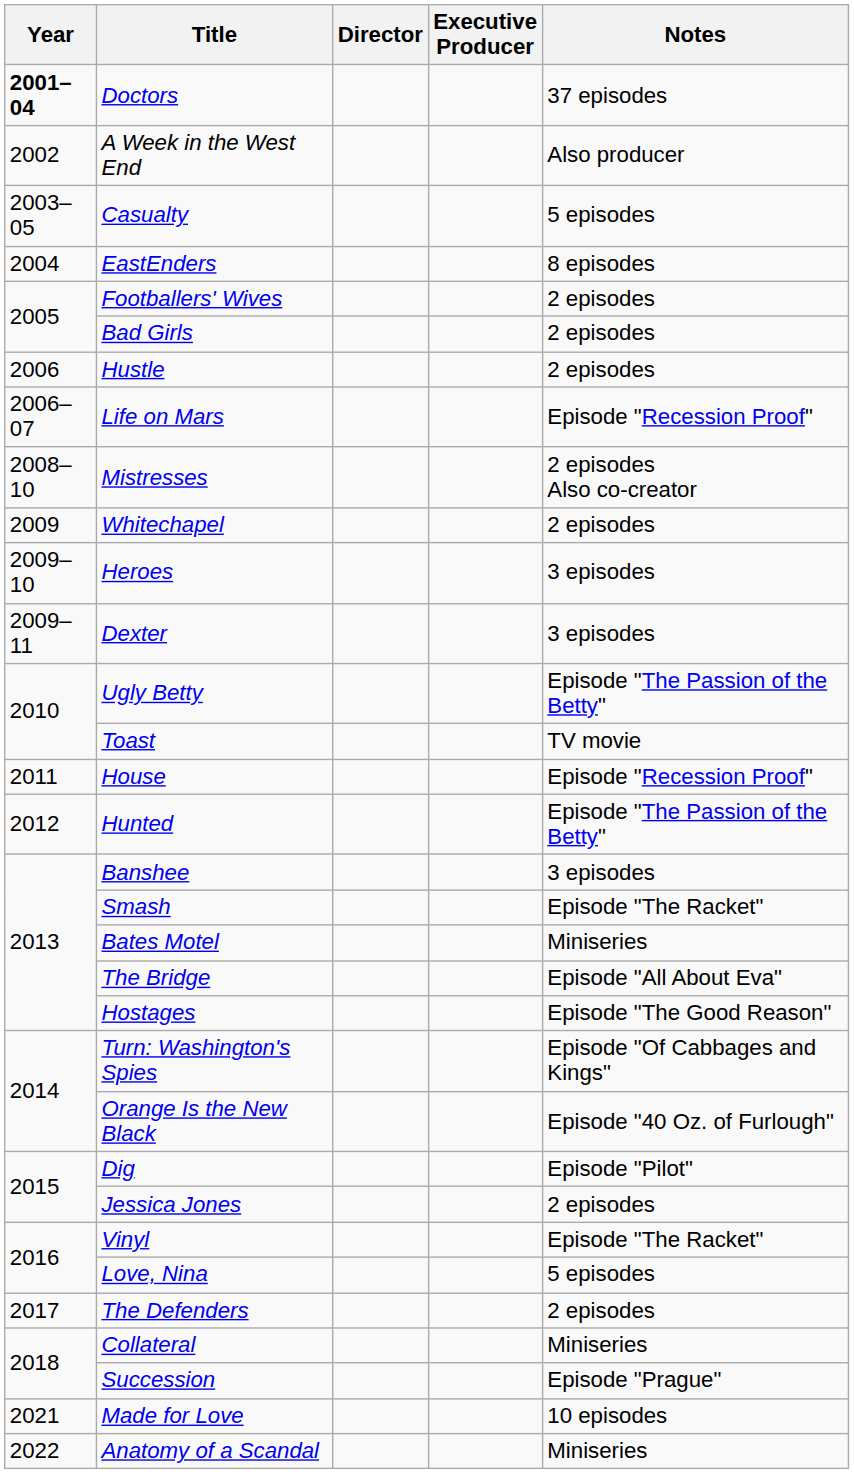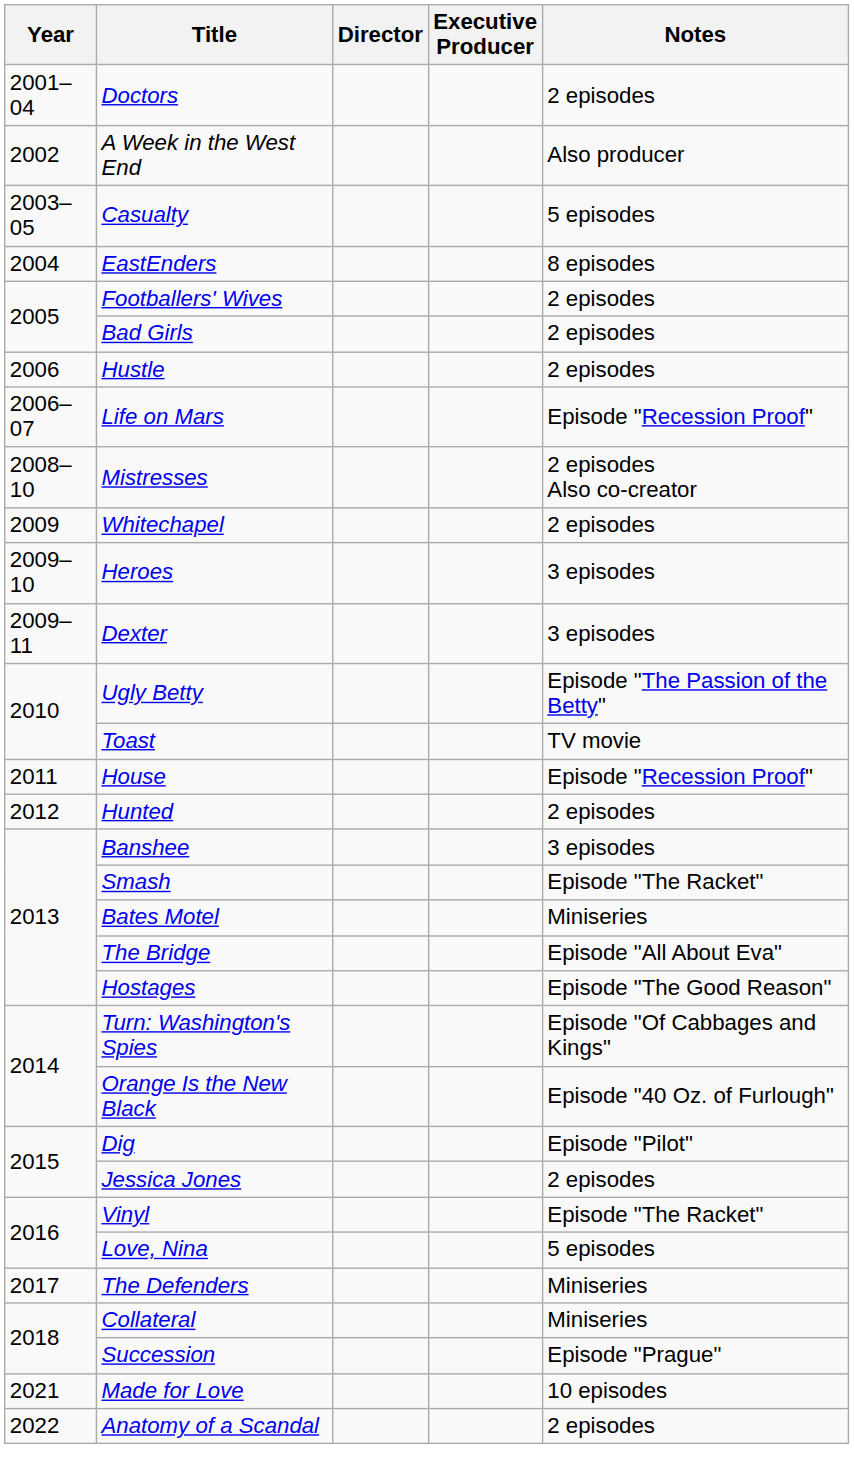(41, 94) bold -> (41, 94) normal
(607, 94) 37 episodes -> (601, 94) 2 episodes
(687, 824) Episode "The Passion of the Betty" -> (601, 811) 2 episodes
(601, 1309) 2 episodes -> (597, 1284) Miniseries
(597, 1451) Miniseries -> (601, 1426) 2 episodes
